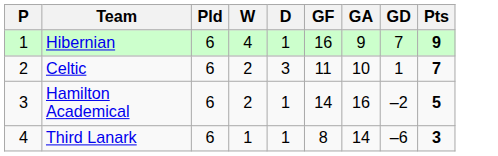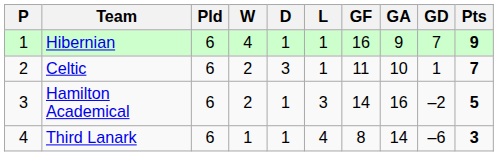+ column: (323, 17)
